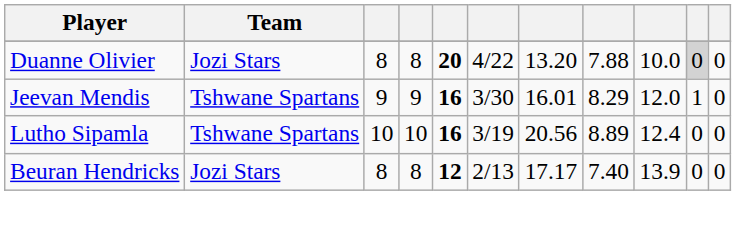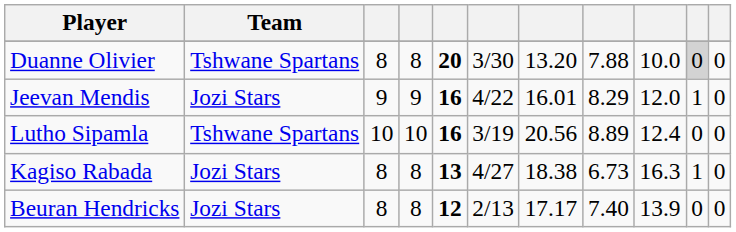(235, 60) Jozi Stars -> (275, 60) Tshwane Spartans
(493, 60) 4/22 -> (493, 60) 3/30
(275, 97) Tshwane Spartans -> (235, 97) Jozi Stars
(493, 97) 3/30 -> (493, 97) 4/22
+ row: (81, 171)
